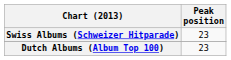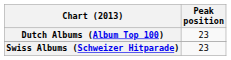rows swapped: (93, 49) <-> (93, 35)
